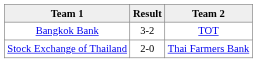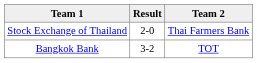rows swapped: (67, 49) <-> (67, 31)
